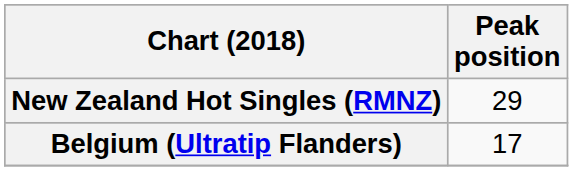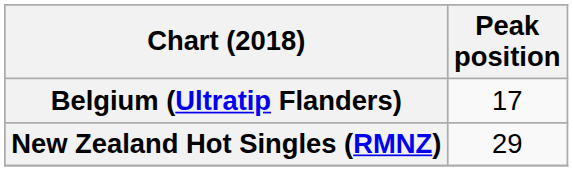rows swapped: (226, 143) <-> (226, 100)
